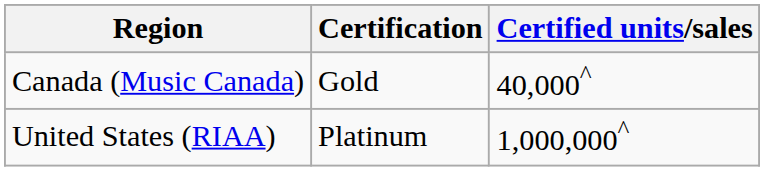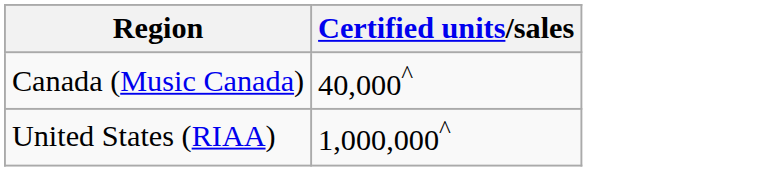- column: (400, 28)
